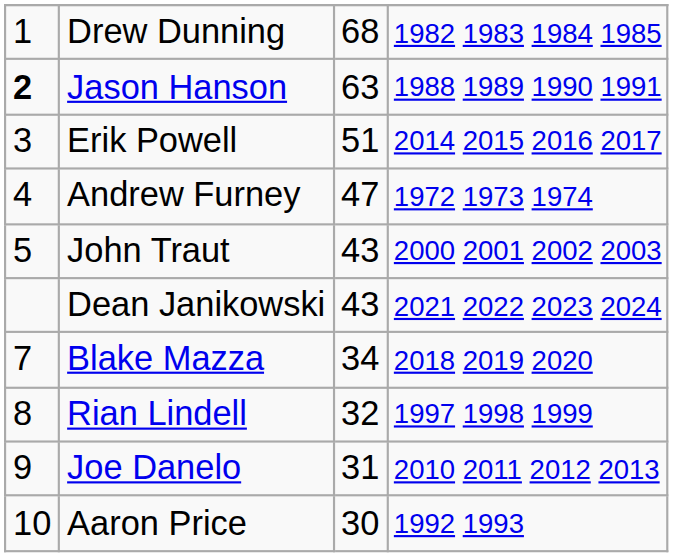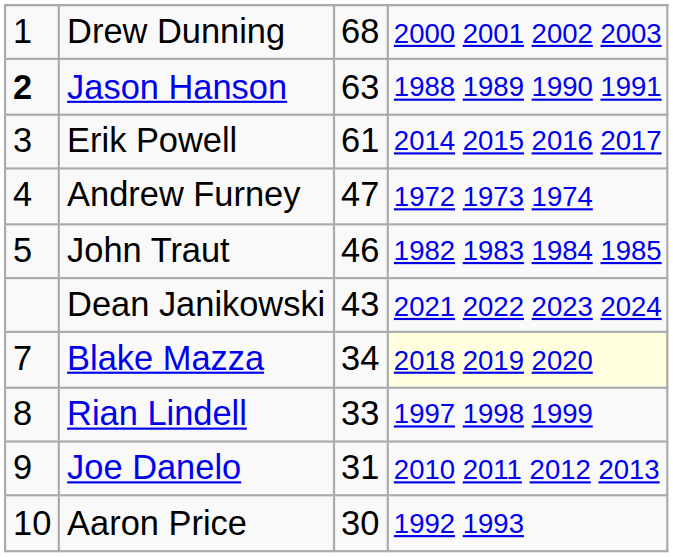(528, 32) 1982 1983 1984 1985 -> (528, 32) 2000 2001 2002 2003
(360, 140) 51 -> (360, 140) 61
(360, 250) 43 -> (360, 250) 46
(528, 251) 2000 2001 2002 2003 -> (528, 251) 1982 1983 1984 1985
(493, 360) no background -> (493, 360) lightyellow background
(360, 413) 32 -> (360, 413) 33
